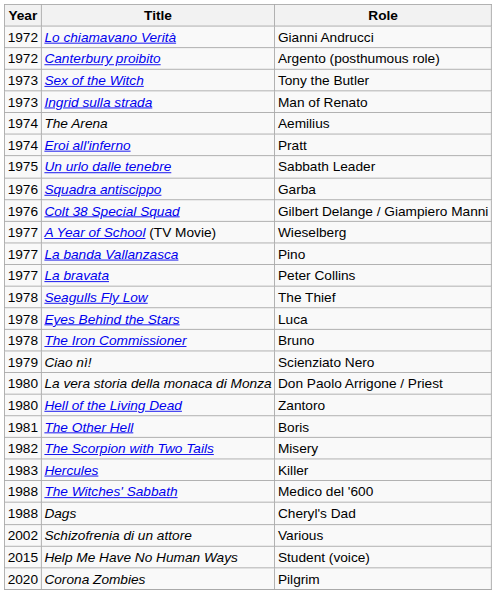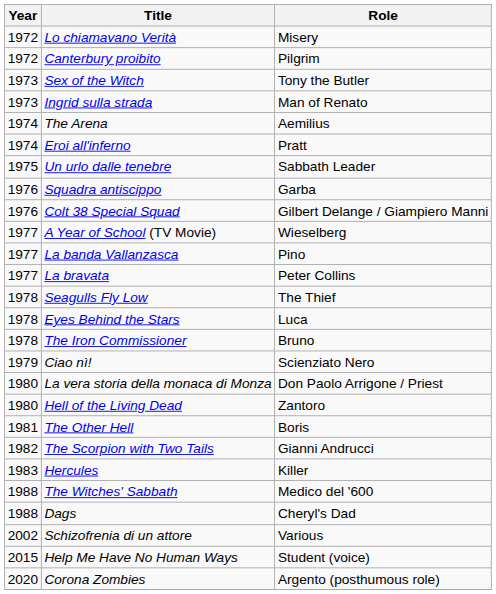(326, 37) Gianni Andrucci -> (298, 37) Misery
(359, 59) Argento (posthumous role) -> (299, 59) Pilgrim
(298, 449) Misery -> (326, 449) Gianni Andrucci
(299, 579) Pilgrim -> (359, 579) Argento (posthumous role)
